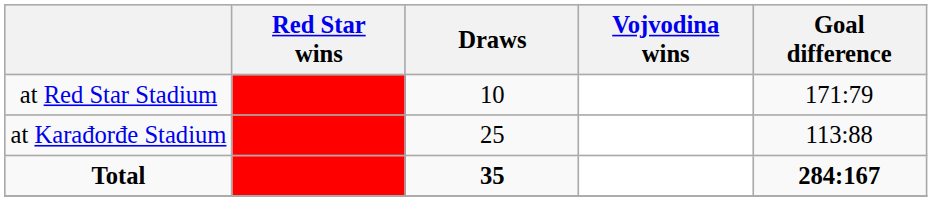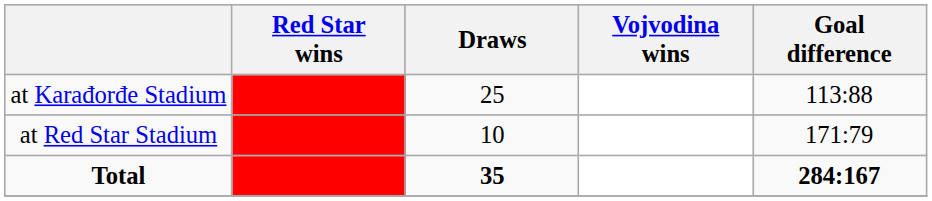rows swapped: (118, 94) <-> (118, 135)
